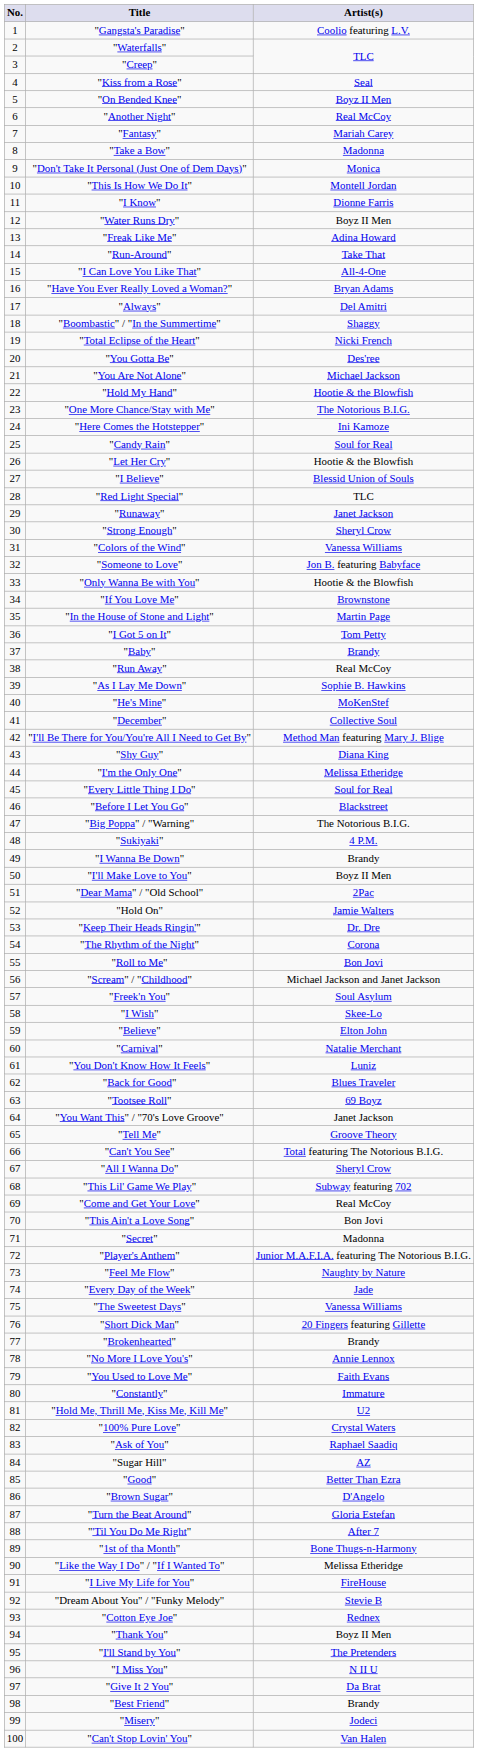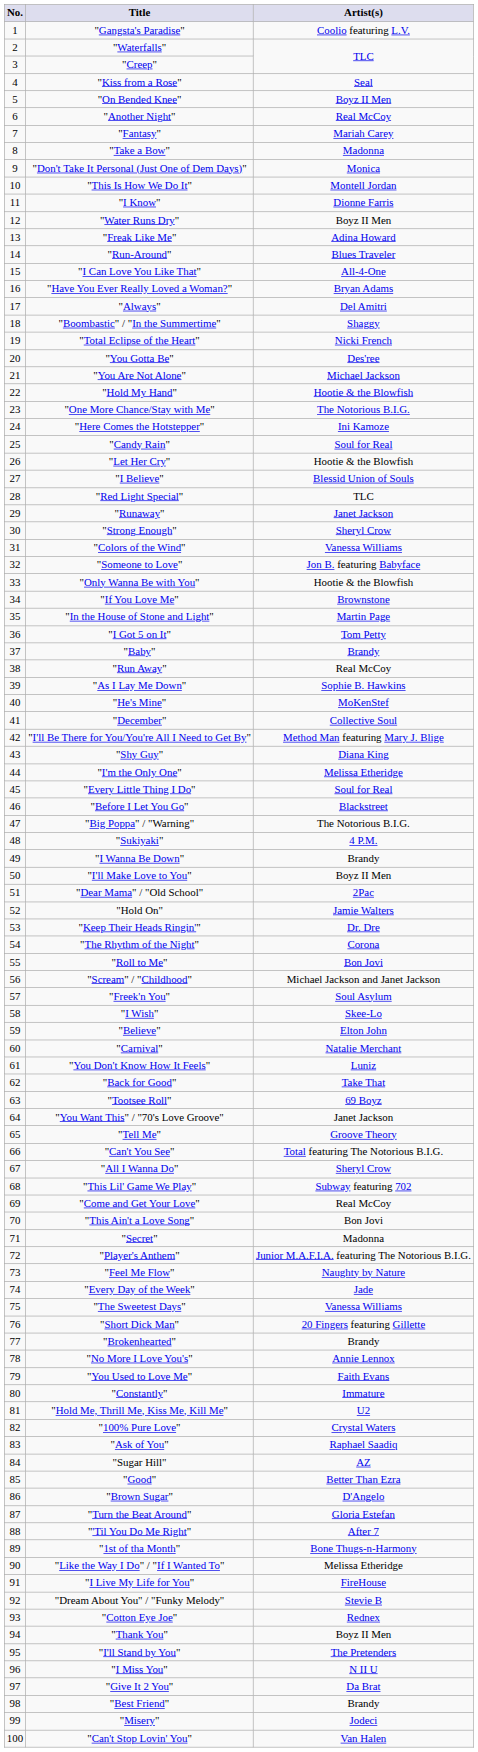(363, 254) Take That -> (363, 254) Blues Traveler
(363, 1082) Blues Traveler -> (363, 1082) Take That
